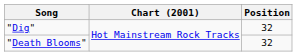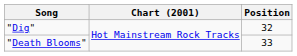(267, 43) 32 -> (267, 43) 33
